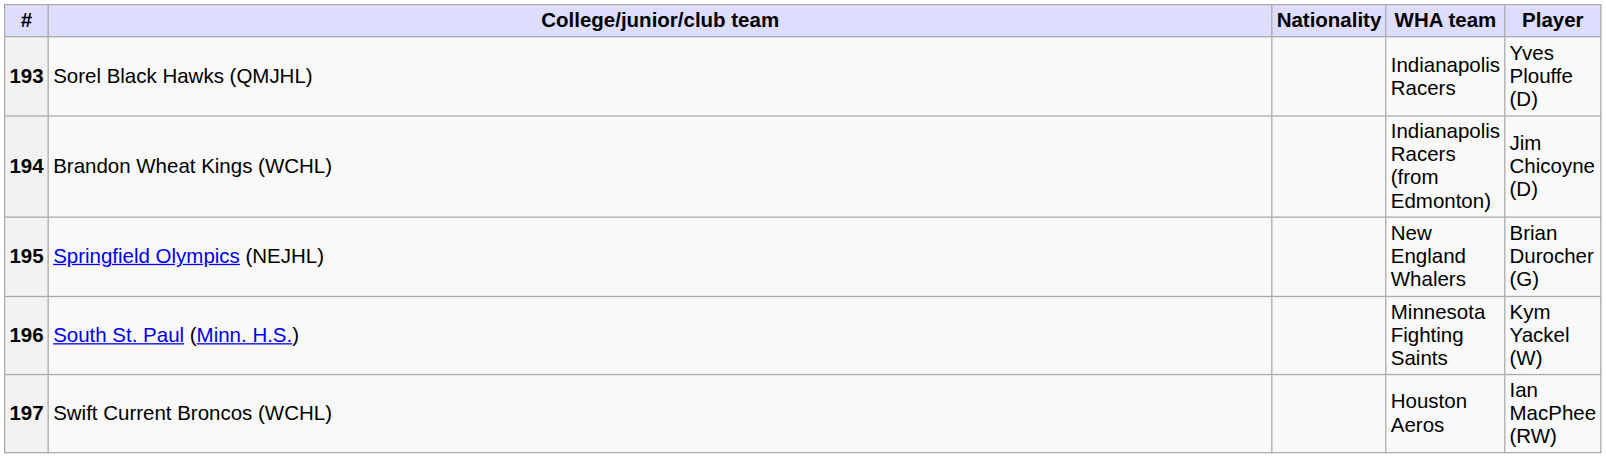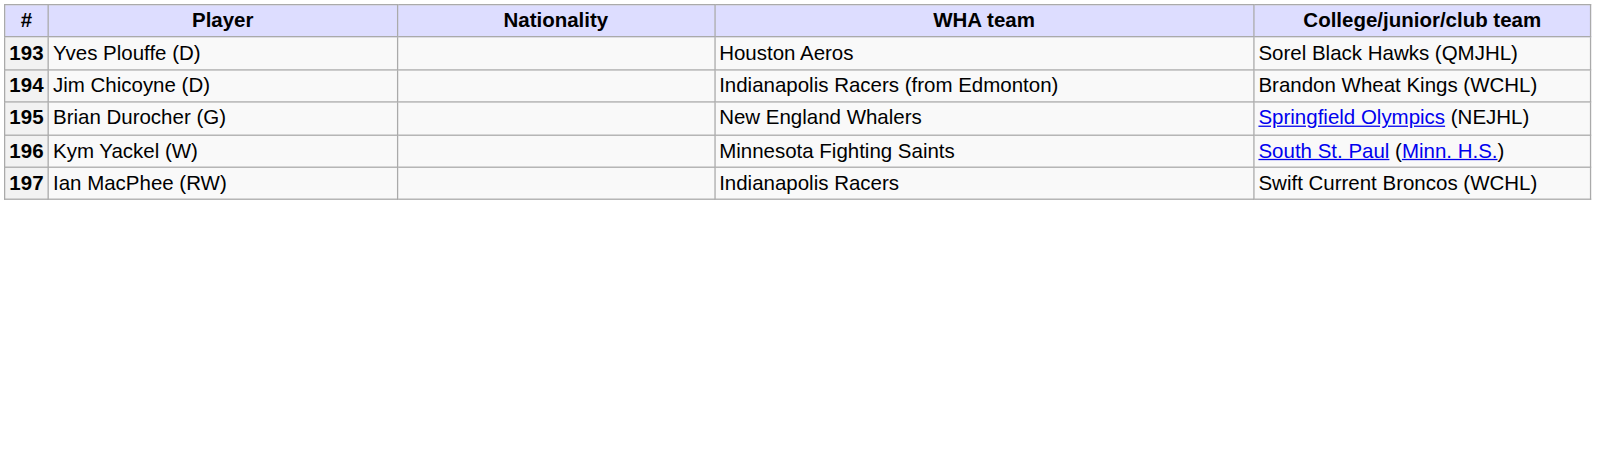columns swapped: (1553, 20) <-> (660, 20)
(1445, 76) Indianapolis Racers -> (786, 53) Houston Aeros
(1429, 413) Houston Aeros -> (809, 183) Indianapolis Racers
